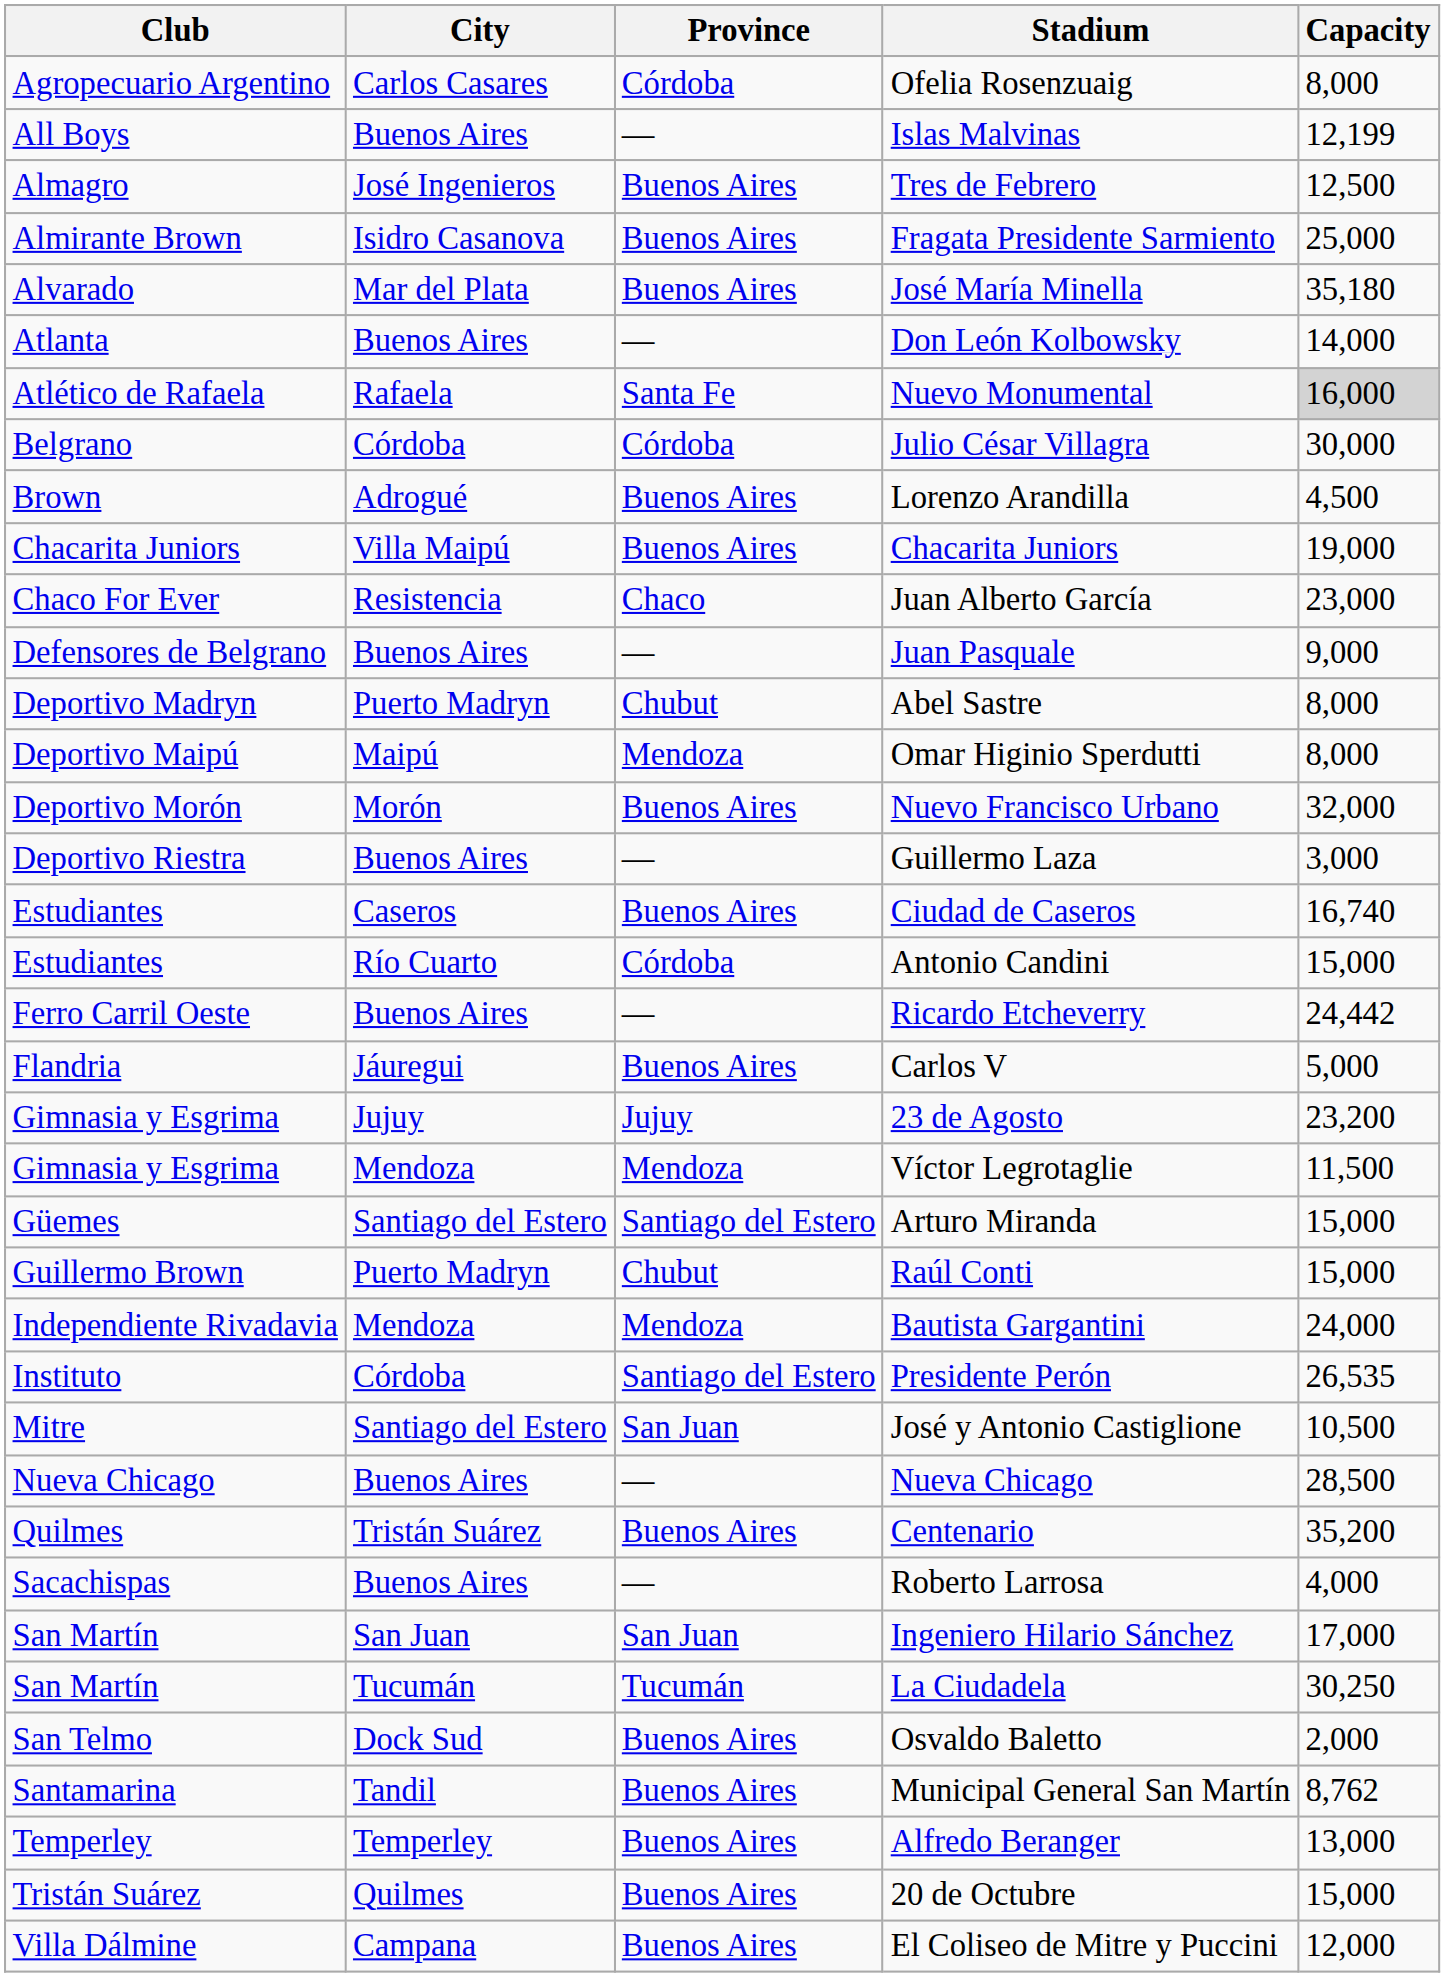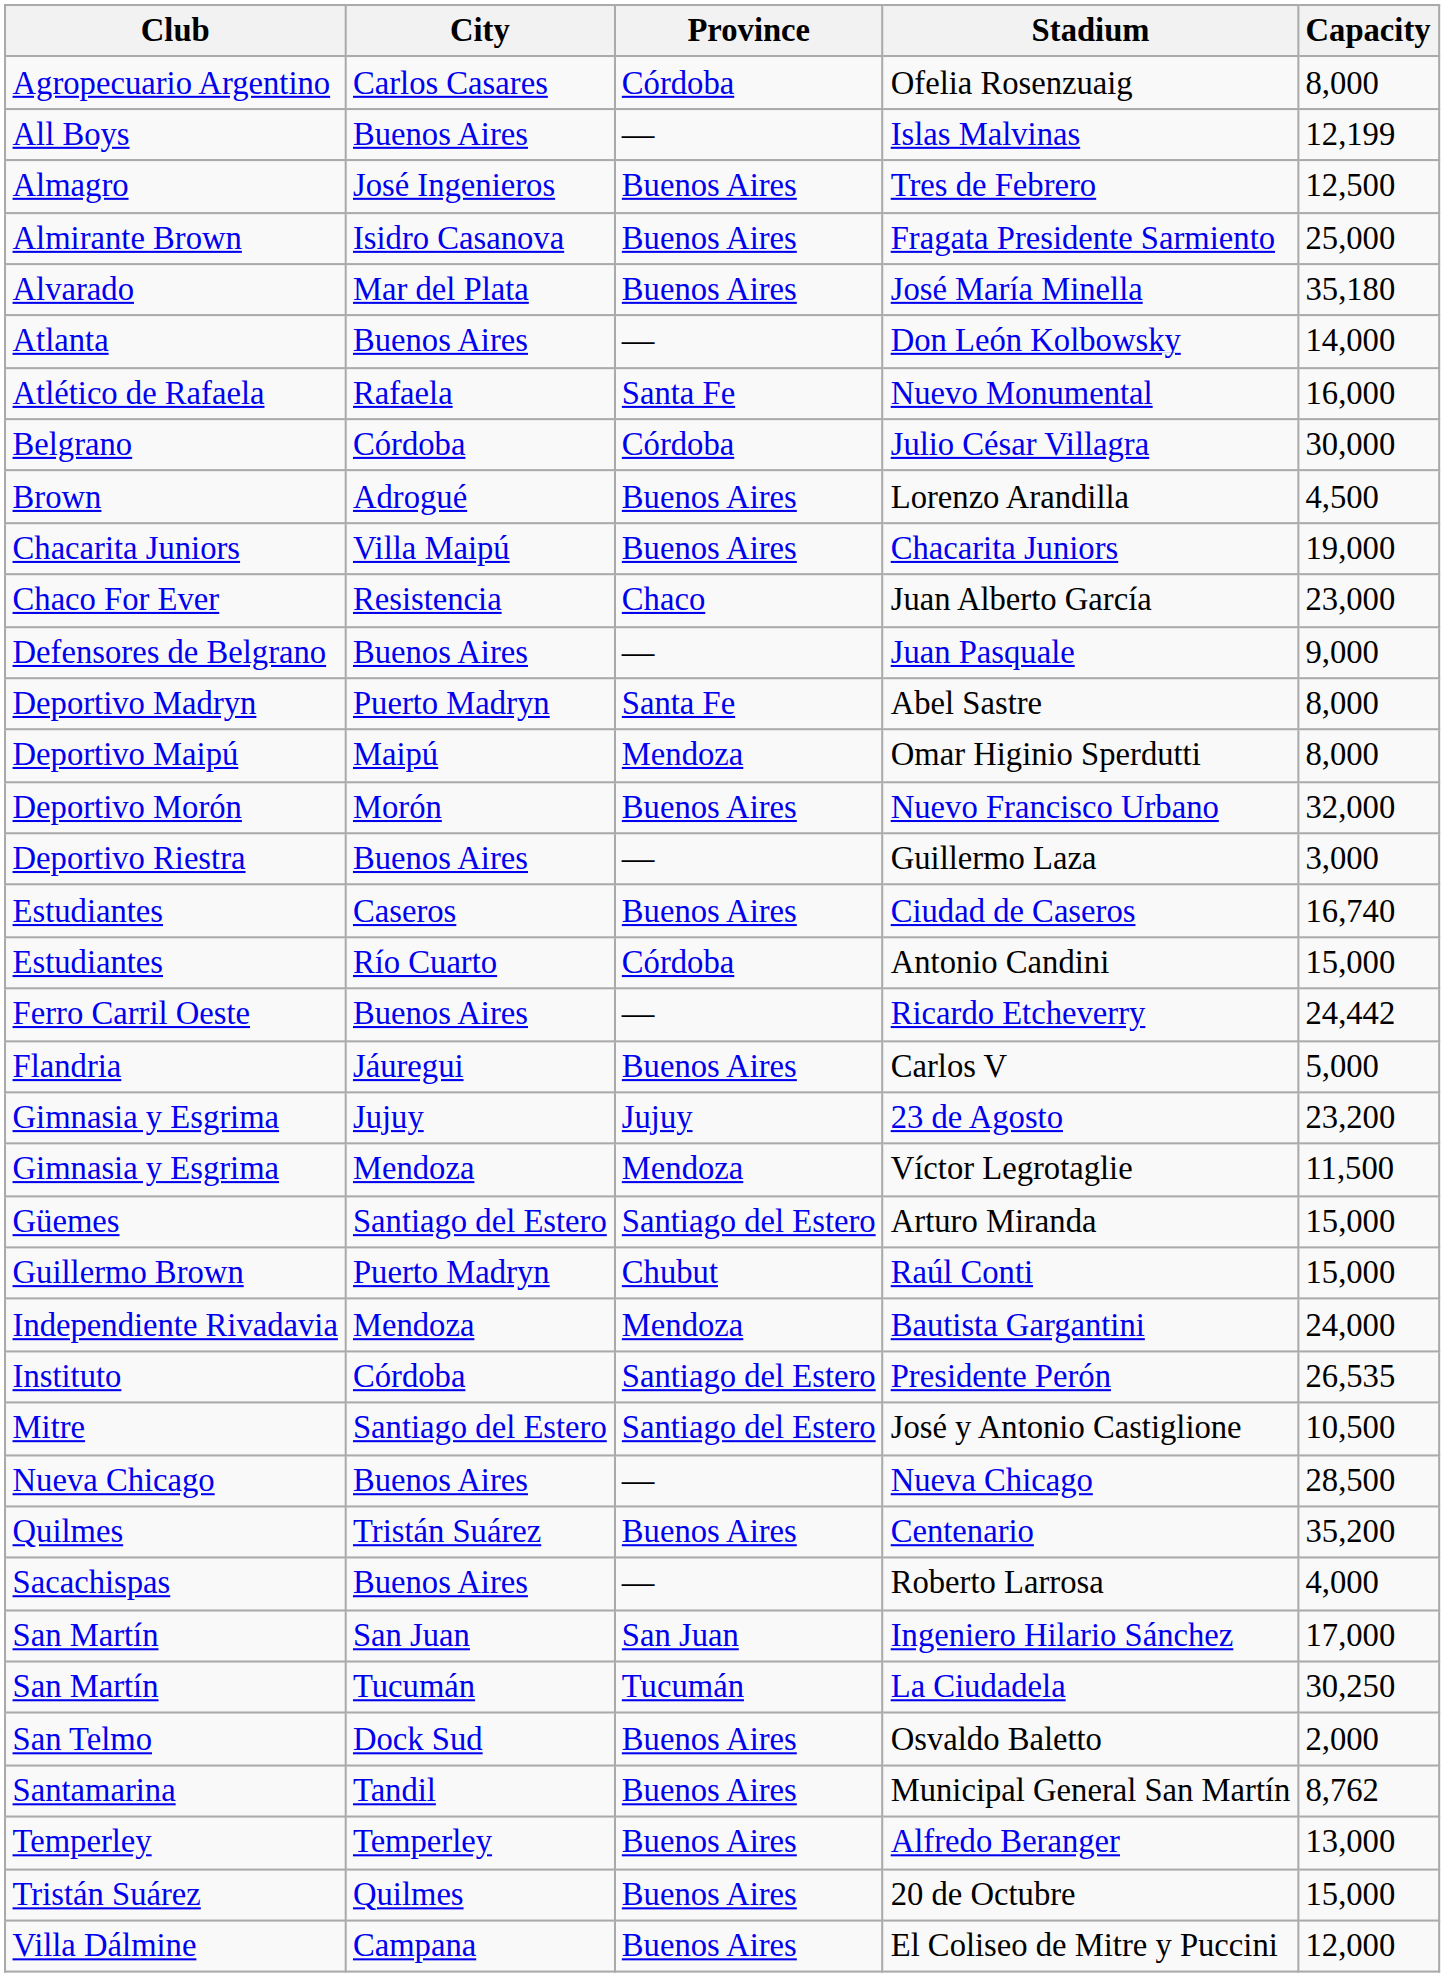(1350, 392) lightgrey background -> (1350, 392) no background
(670, 703) Chubut -> (678, 703) Santa Fe
(680, 1428) San Juan -> (749, 1428) Santiago del Estero
